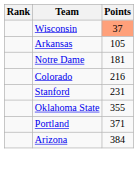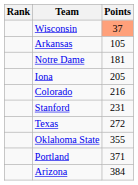+ row: (44, 76)
+ row: (47, 124)
